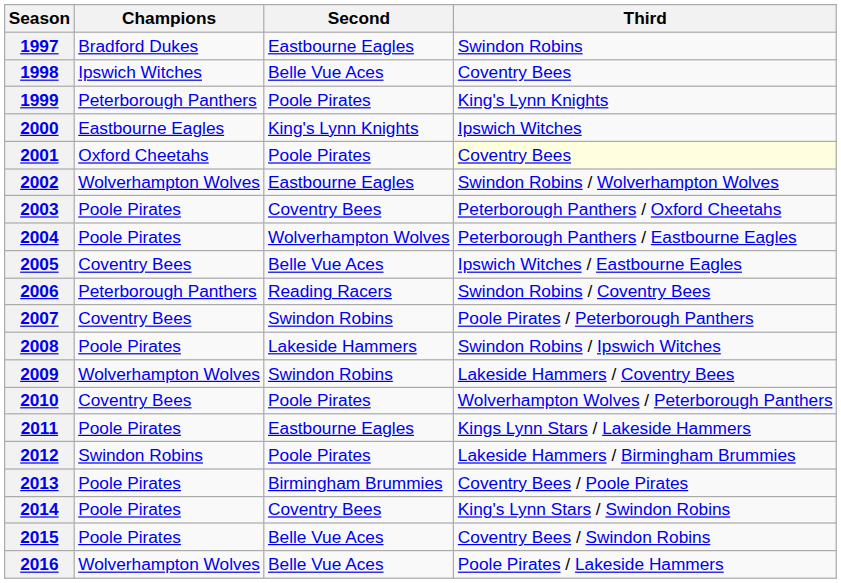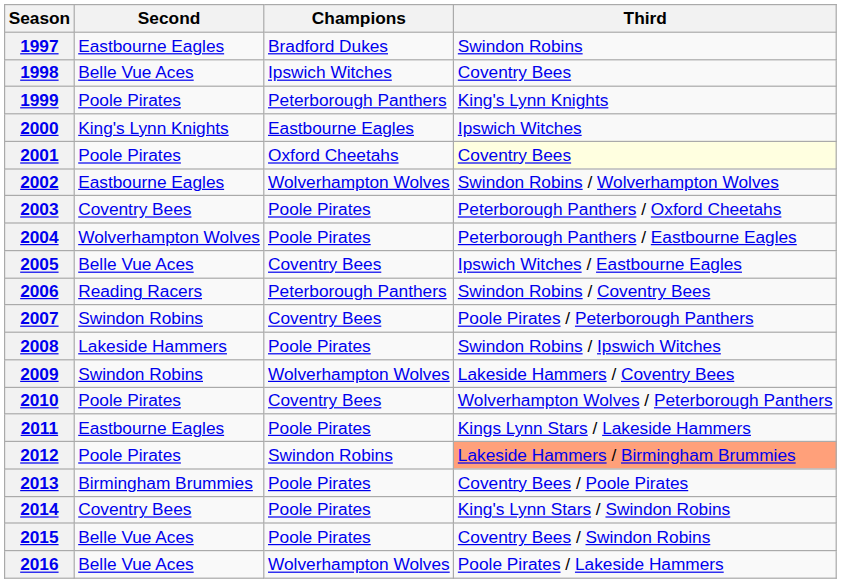columns swapped: (169, 19) <-> (359, 19)
(627, 455) no background -> (627, 455) lightsalmon background
